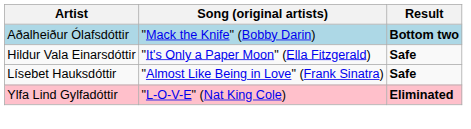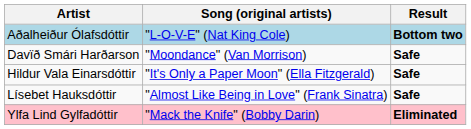(228, 34) "Mack the Knife" (Bobby Darin) -> (217, 34) "L-O-V-E" (Nat King Cole)
+ row: (73, 54)
(214, 94) "L-O-V-E" (Nat King Cole) -> (232, 114) "Mack the Knife" (Bobby Darin)
